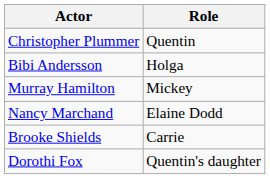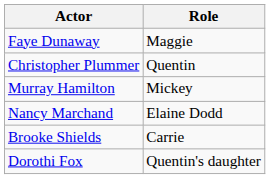+ row: (54, 40)
- row: (55, 64)
